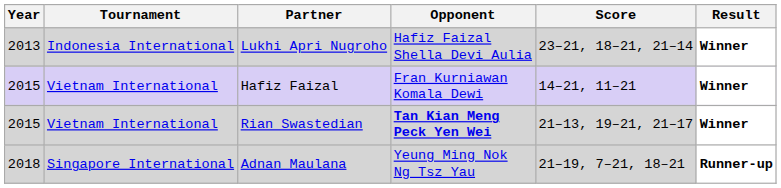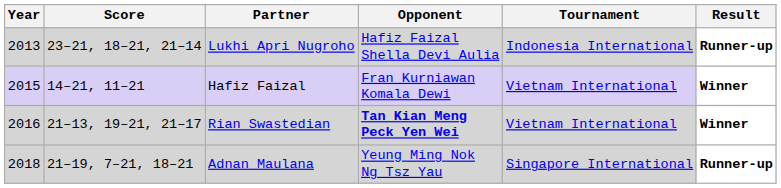columns swapped: (141, 16) <-> (616, 16)
(724, 47) Winner -> (736, 47) Runner-up
(24, 125) 2015 -> (24, 125) 2016
